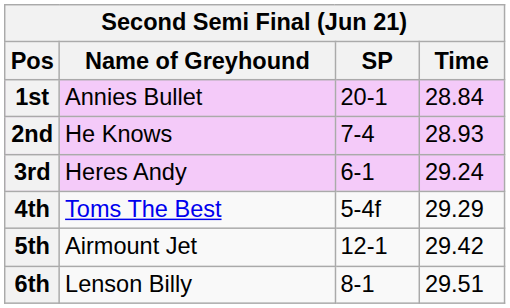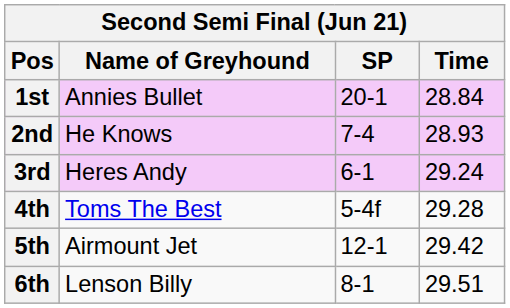(454, 209) 29.29 -> (454, 209) 29.28
